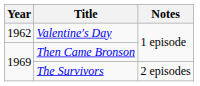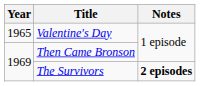(19, 33) 1962 -> (19, 33) 1965
(166, 71) normal -> (166, 71) bold
